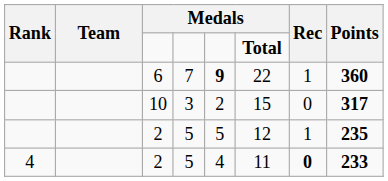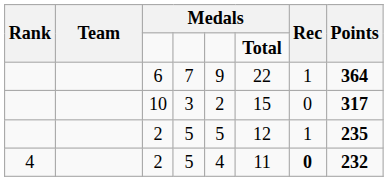(220, 76) bold -> (220, 76) normal
(355, 76) 360 -> (355, 76) 364
(355, 162) 233 -> (355, 162) 232
